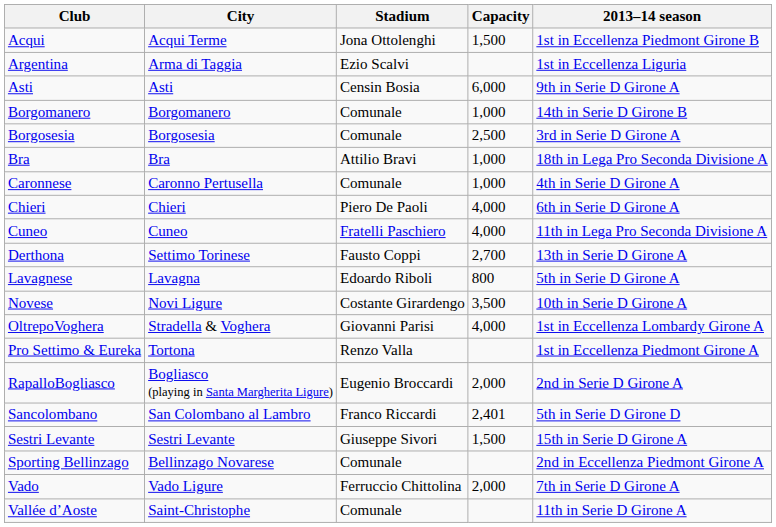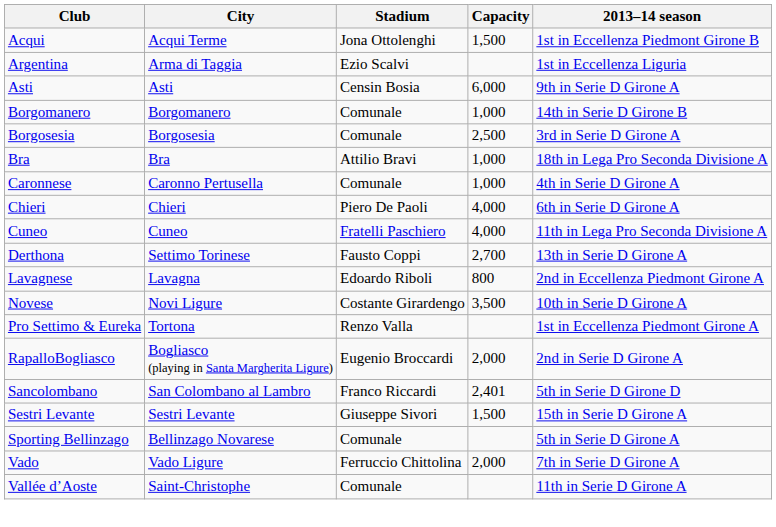(608, 278) 5th in Serie D Girone A -> (650, 278) 2nd in Eccellenza Piedmont Girone A
- row: (56, 326)
(650, 462) 2nd in Eccellenza Piedmont Girone A -> (608, 438) 5th in Serie D Girone A
